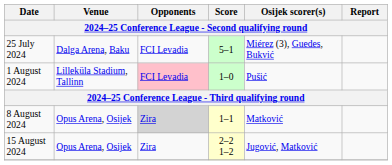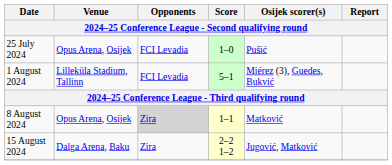(93, 49) Dalga Arena, Baku -> (94, 49) Opus Arena, Osijek
(226, 49) 5–1 -> (226, 49) 1–0
(285, 49) Miérez (3), Guedes, Bukvić -> (257, 49) Pušić
(164, 76) pink background -> (164, 76) no background
(226, 76) 1–0 -> (226, 76) 5–1
(257, 76) Pušić -> (285, 76) Miérez (3), Guedes, Bukvić
(94, 147) Opus Arena, Osijek -> (93, 147) Dalga Arena, Baku
